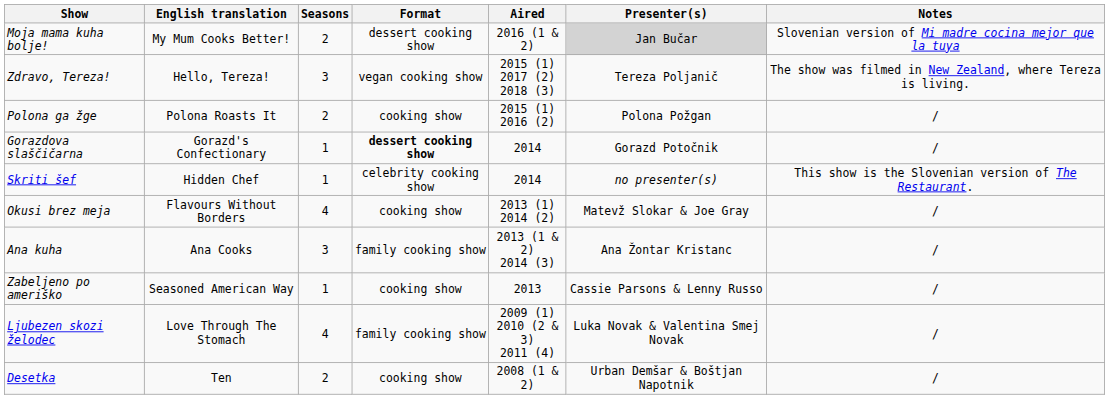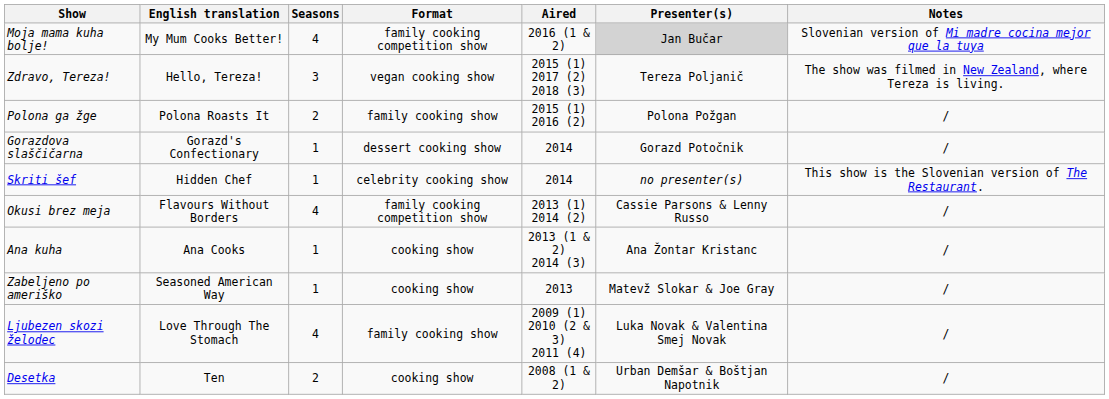(325, 39) 2 -> (316, 39) 4
(420, 39) dessert cooking show -> (432, 39) family cooking competition show
(420, 116) cooking show -> (432, 116) family cooking show
(420, 148) bold -> (432, 148) normal
(420, 211) cooking show -> (432, 211) family cooking competition show
(666, 211) Matevž Slokar & Joe Gray -> (692, 211) Cassie Parsons & Lenny Russo
(325, 250) 3 -> (316, 250) 1
(420, 250) family cooking show -> (432, 250) cooking show
(666, 288) Cassie Parsons & Lenny Russo -> (692, 288) Matevž Slokar & Joe Gray
